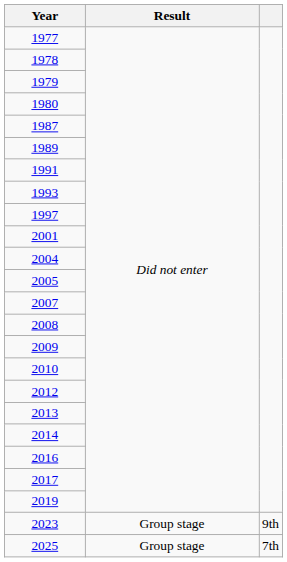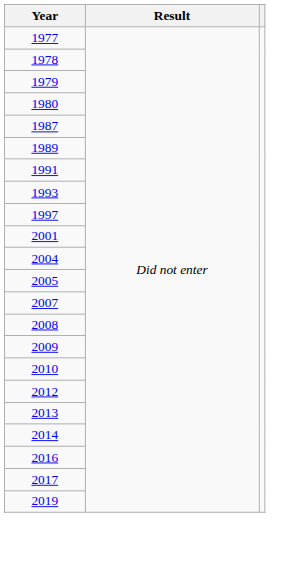- row: (45, 523)
- row: (45, 546)
